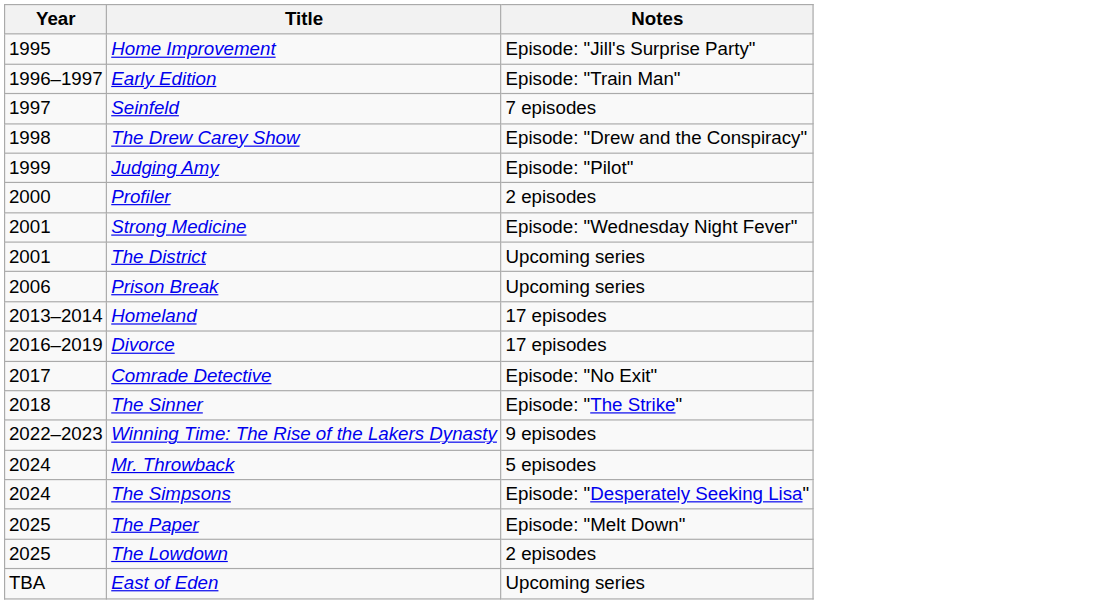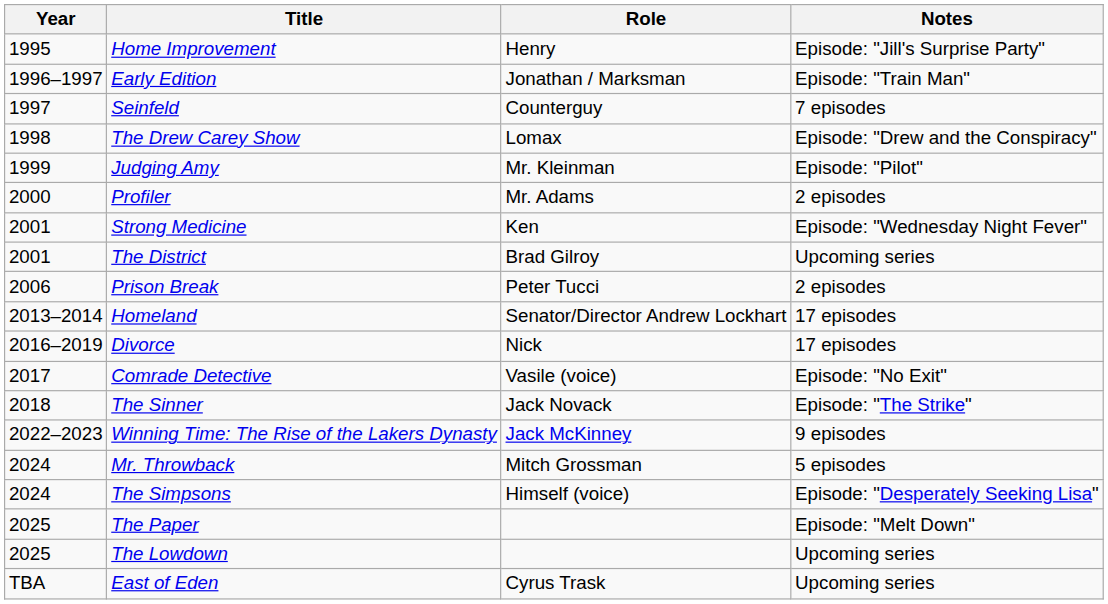+ column: (646, 19)
(575, 286) Upcoming series -> (840, 286) 2 episodes
(551, 553) 2 episodes -> (865, 553) Upcoming series
